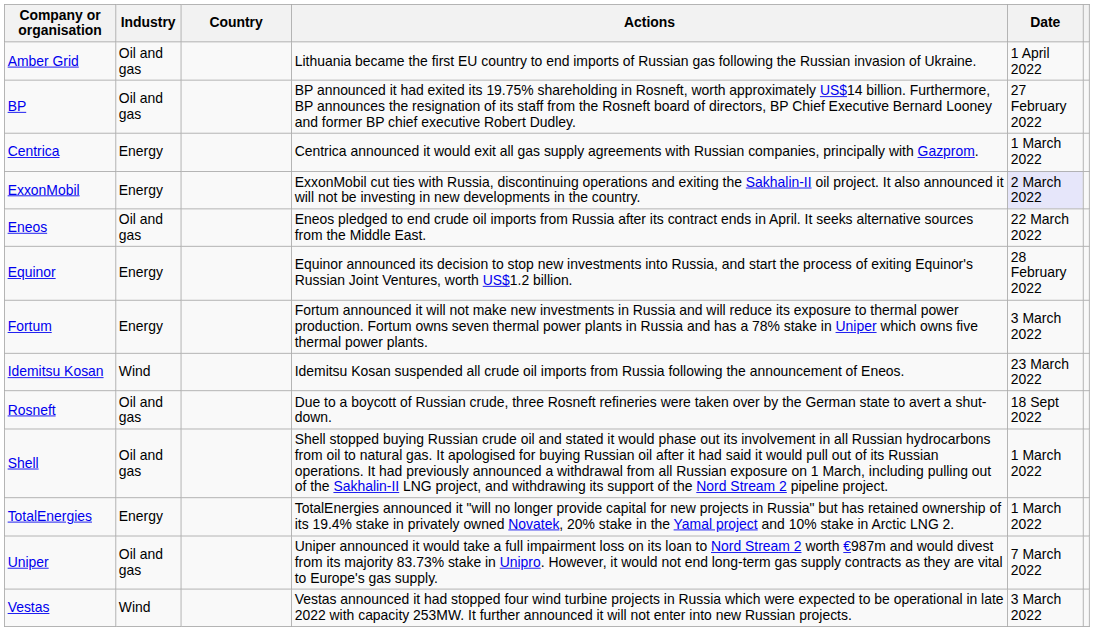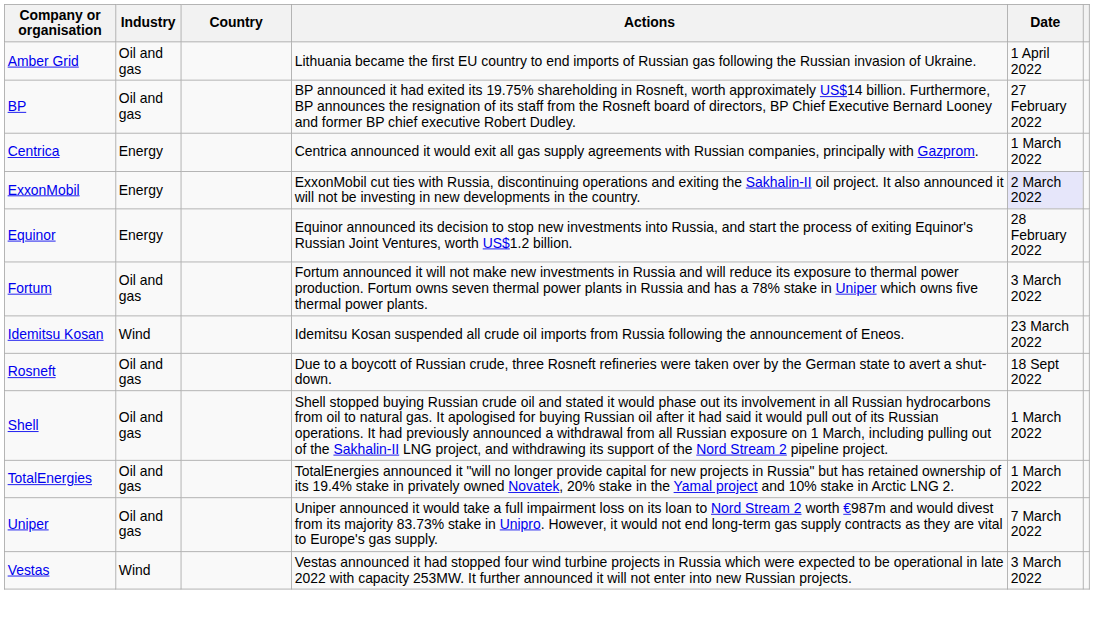- row: (27, 227)
(141, 326) Energy -> (141, 288) Oil and gas
(141, 516) Energy -> (141, 479) Oil and gas
